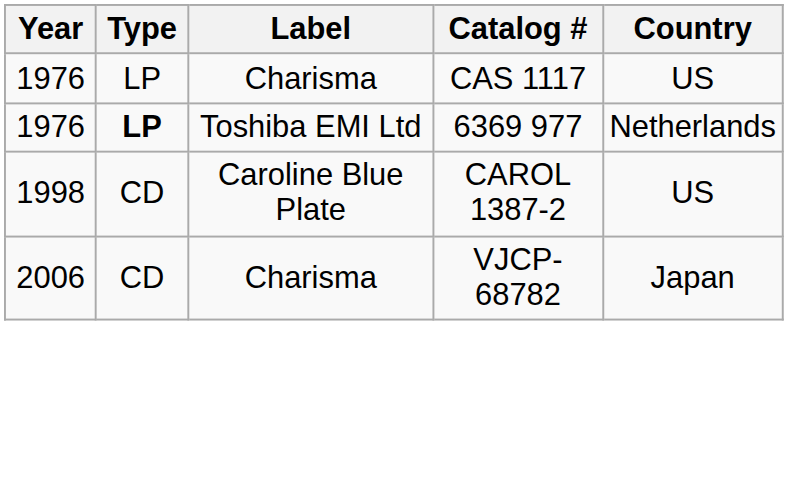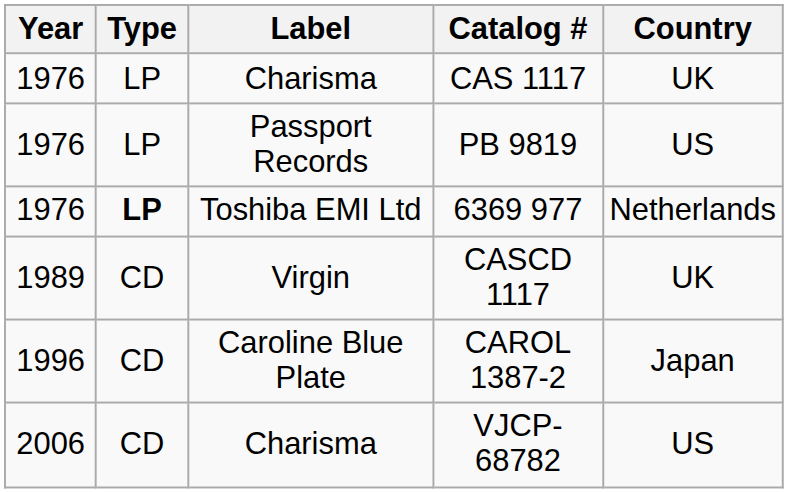(693, 77) US -> (693, 77) UK
+ row: (518, 144)
+ row: (518, 276)
(51, 193) 1998 -> (51, 360) 1996
(693, 193) US -> (693, 360) Japan
(693, 276) Japan -> (693, 444) US
